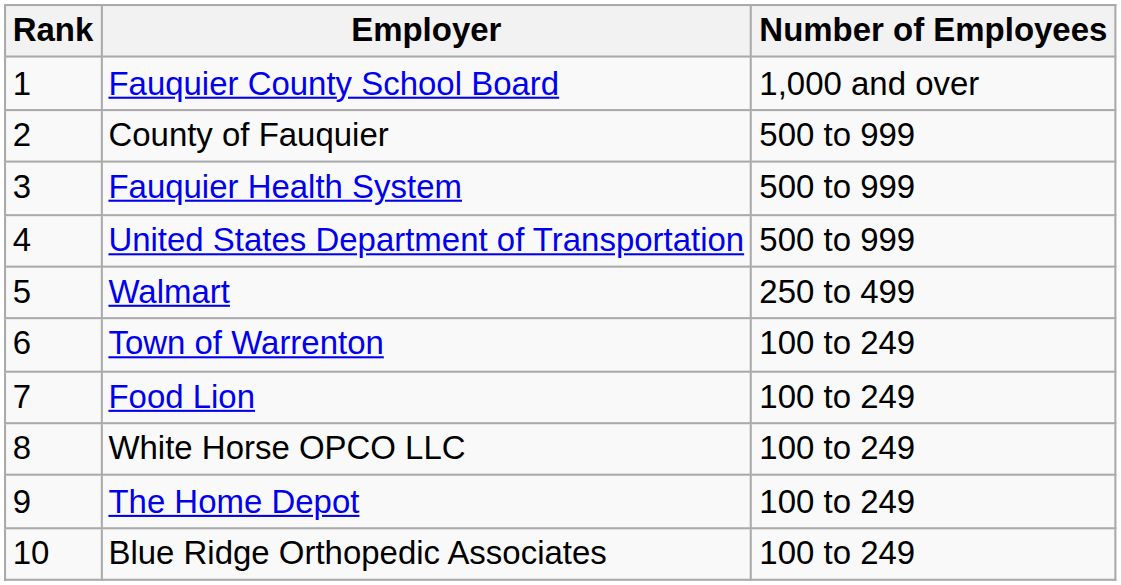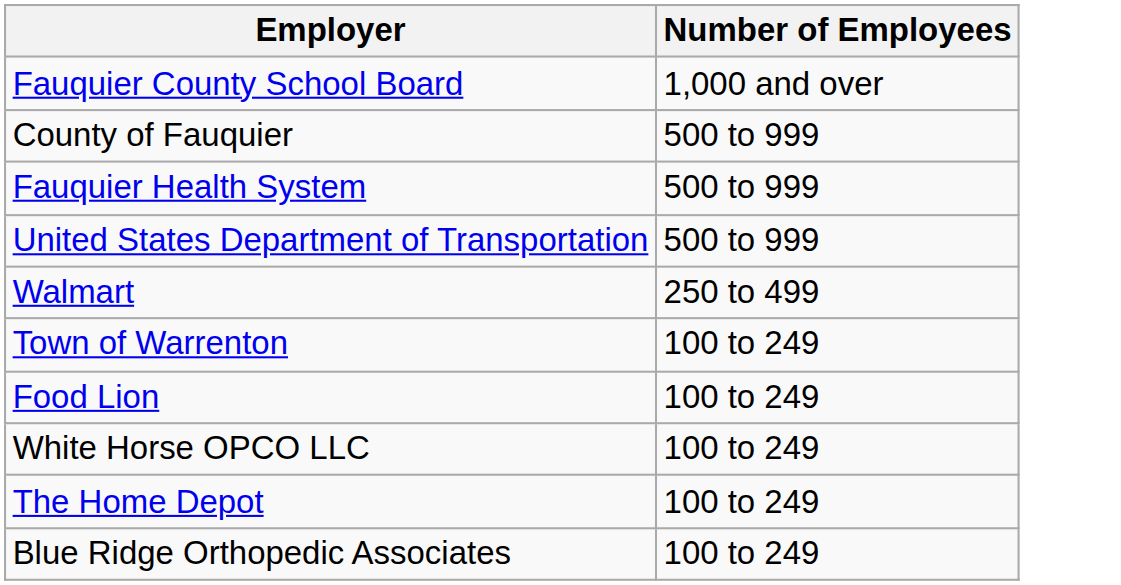- column: (53, 30)
